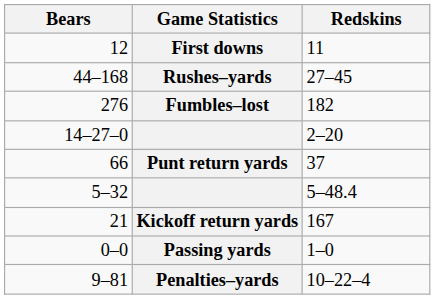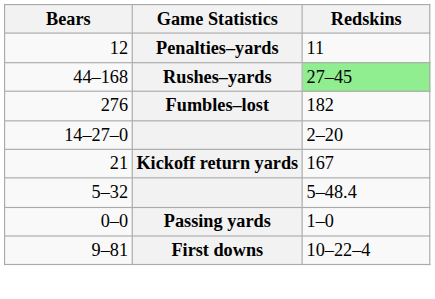(217, 47) First downs -> (217, 47) Penalties–yards
(329, 76) no background -> (329, 76) lightgreen background
- row: (119, 163)
rows swapped: (110, 192) <-> (119, 221)
(217, 279) Penalties–yards -> (217, 250) First downs
